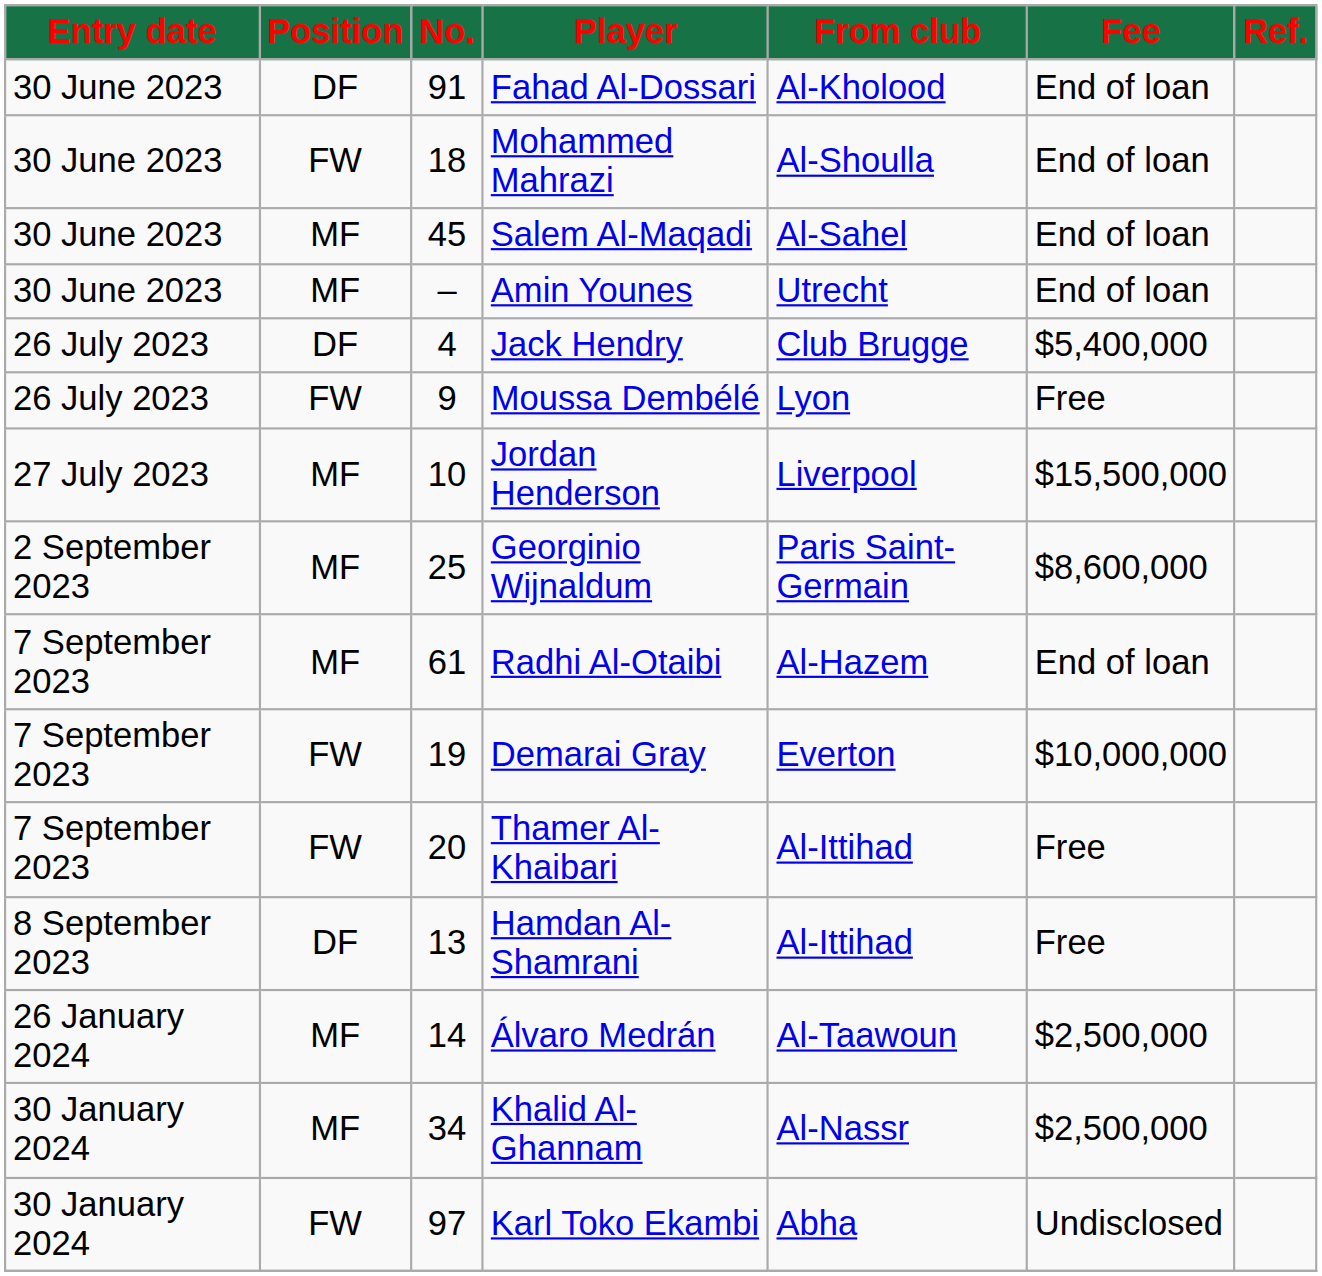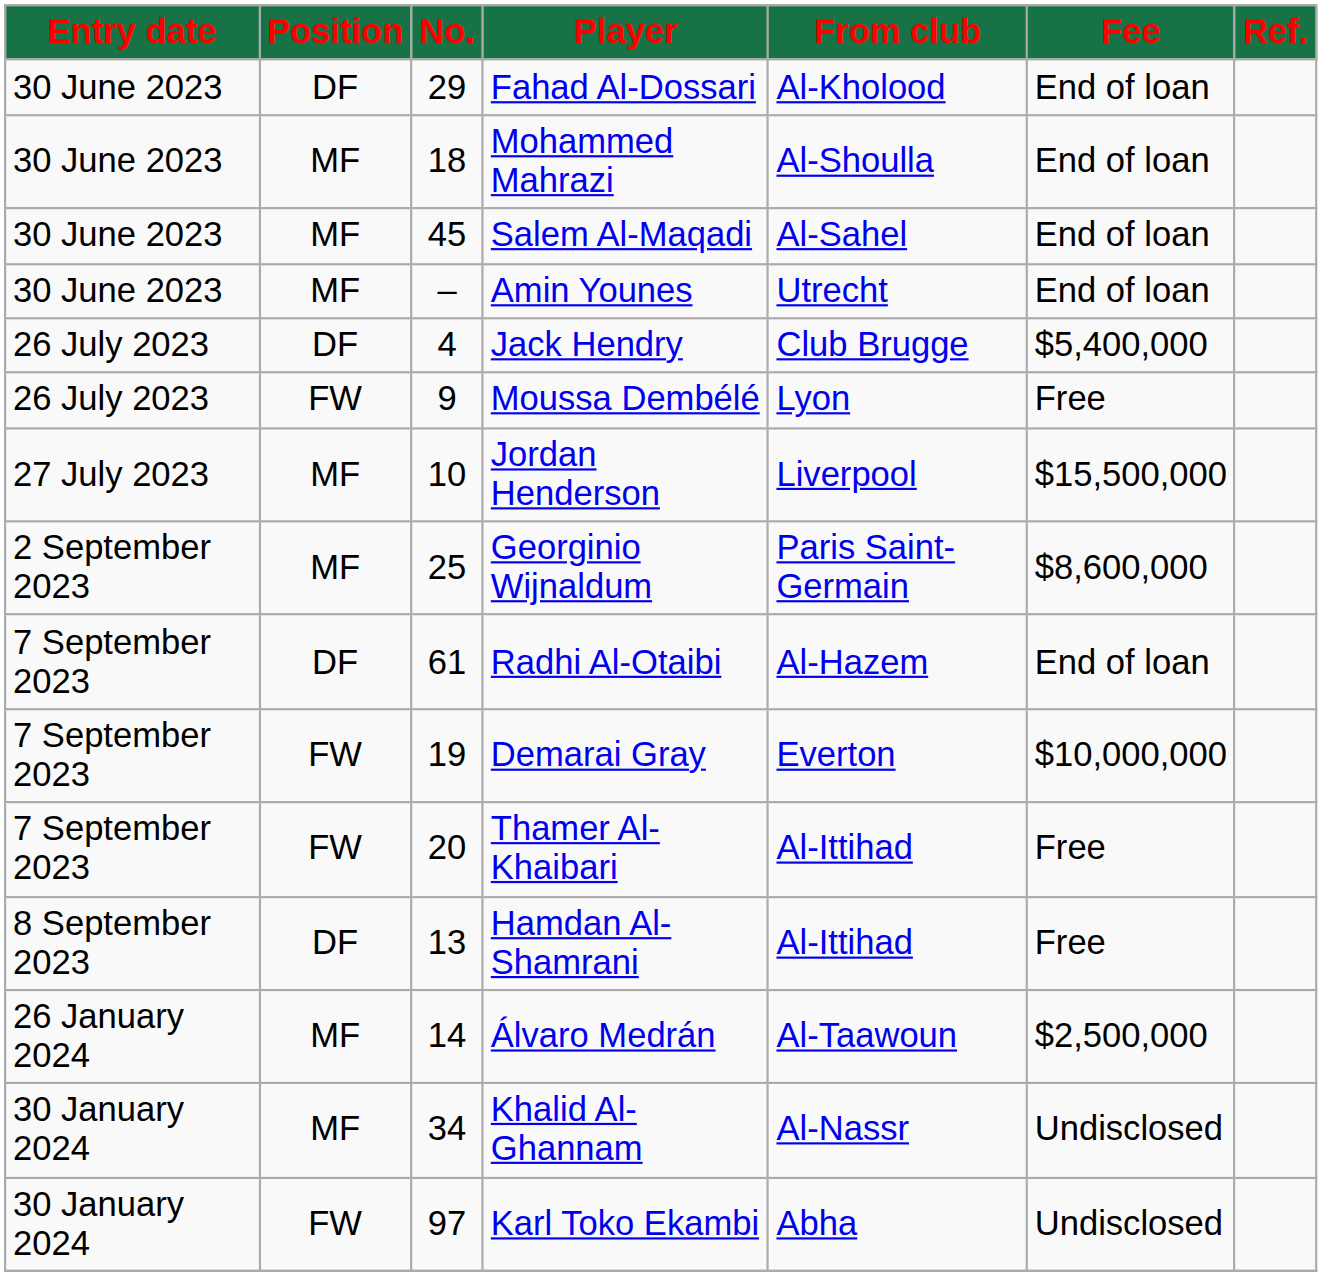(447, 86) 91 -> (447, 86) 29
(335, 160) FW -> (335, 160) MF
(335, 661) MF -> (335, 661) DF
(1121, 1129) $2,500,000 -> (1129, 1129) Undisclosed
